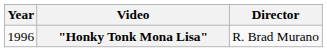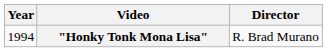(21, 36) 1996 -> (21, 36) 1994
